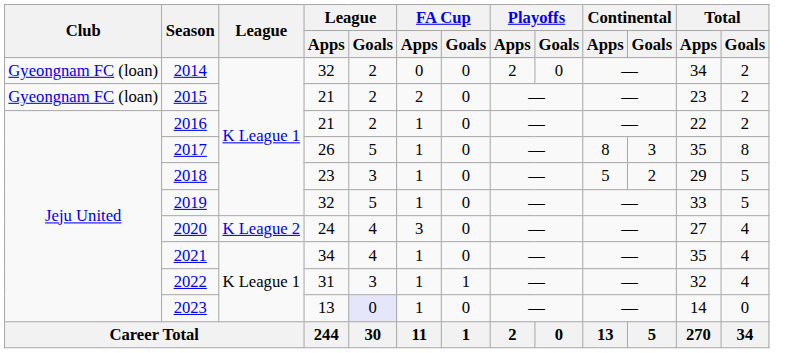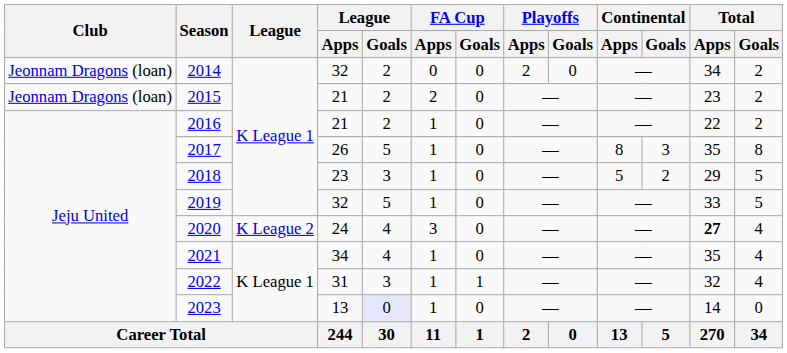(83, 70) Gyeongnam FC (loan) -> (90, 70) Jeonnam Dragons (loan)
(83, 96) Gyeongnam FC (loan) -> (90, 96) Jeonnam Dragons (loan)
(698, 228) normal -> (712, 228) bold
